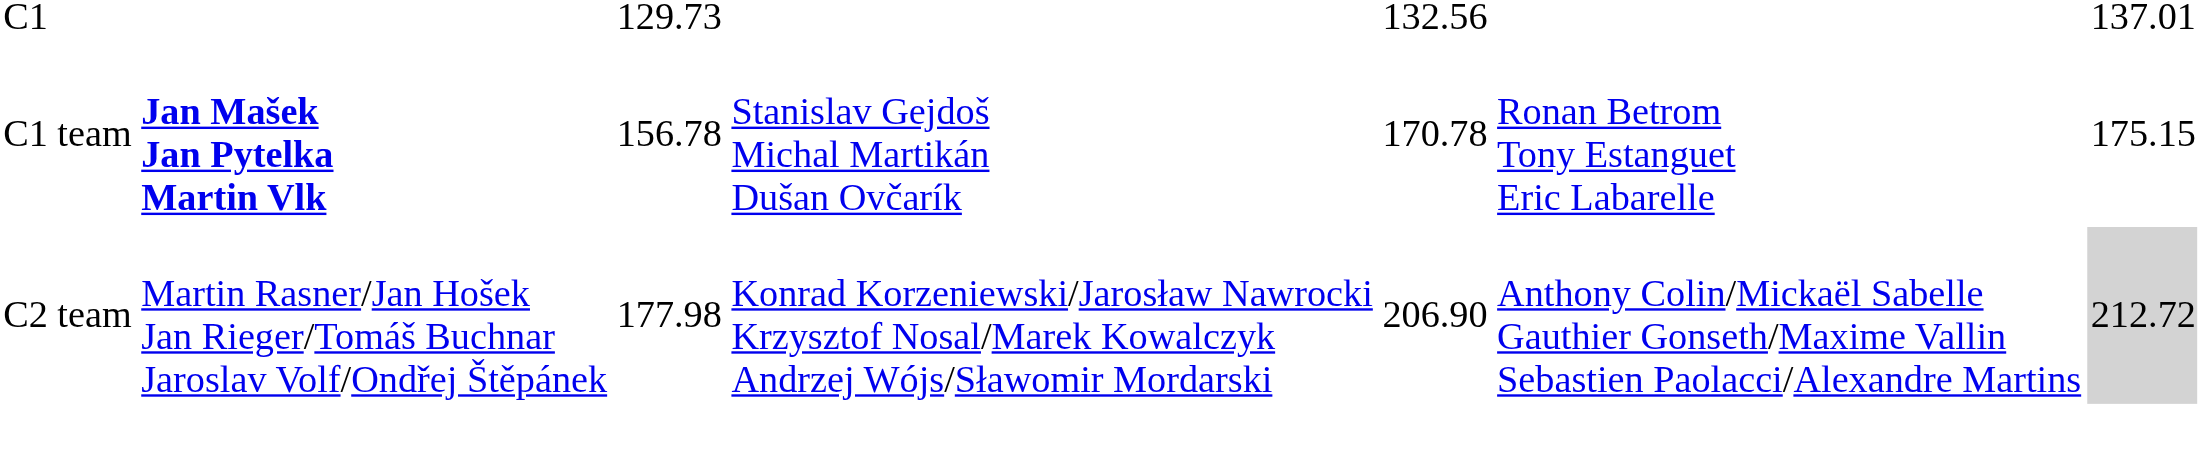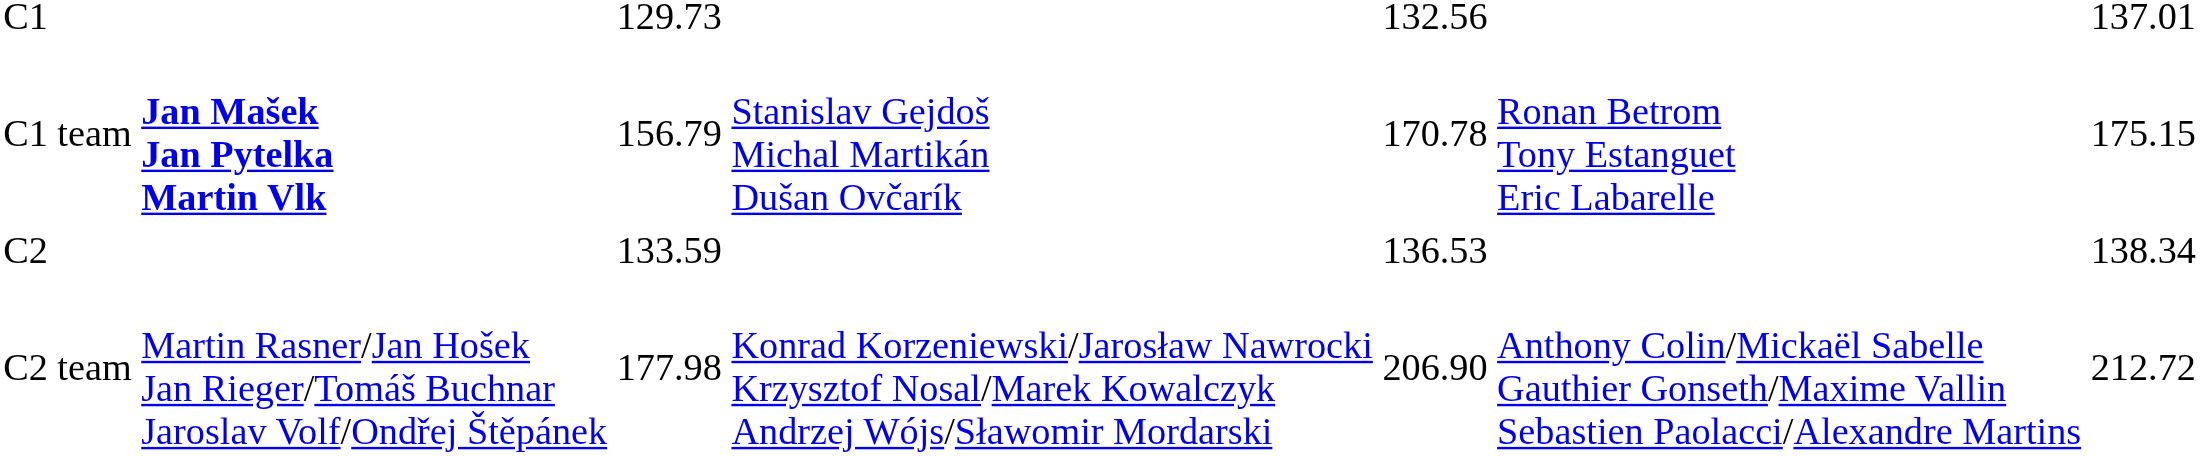(669, 133) 156.78 -> (669, 133) 156.79
+ row: (25, 250)
(2143, 314) lightgrey background -> (2143, 367) no background
